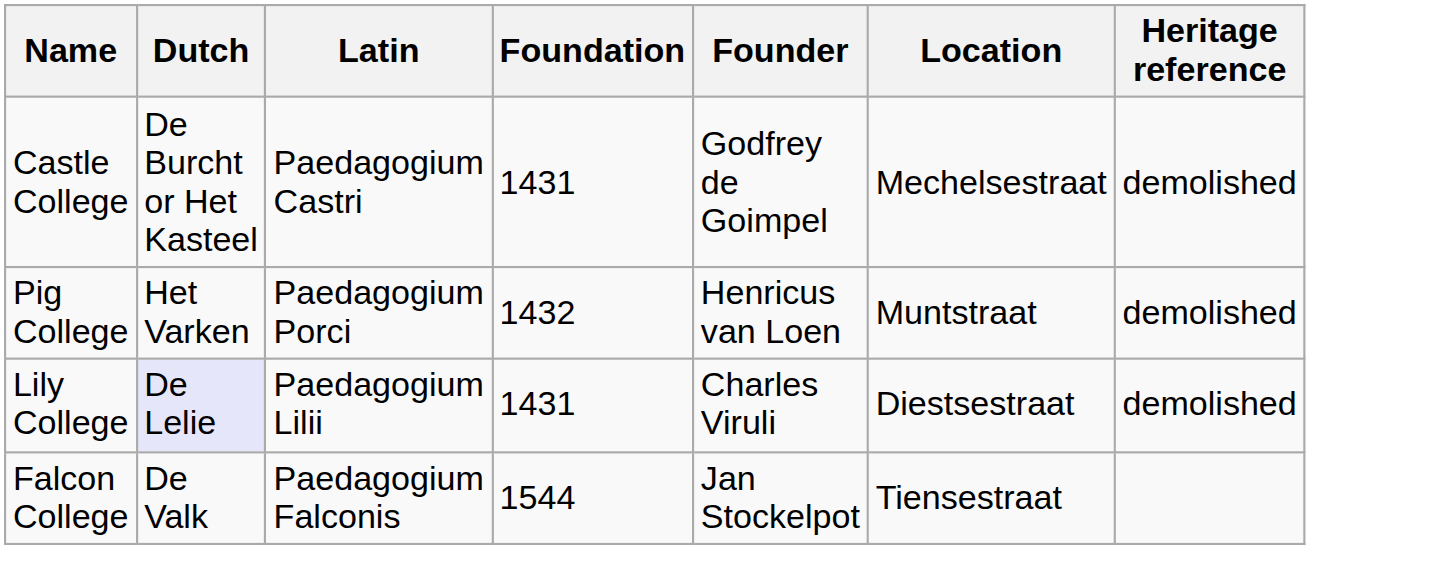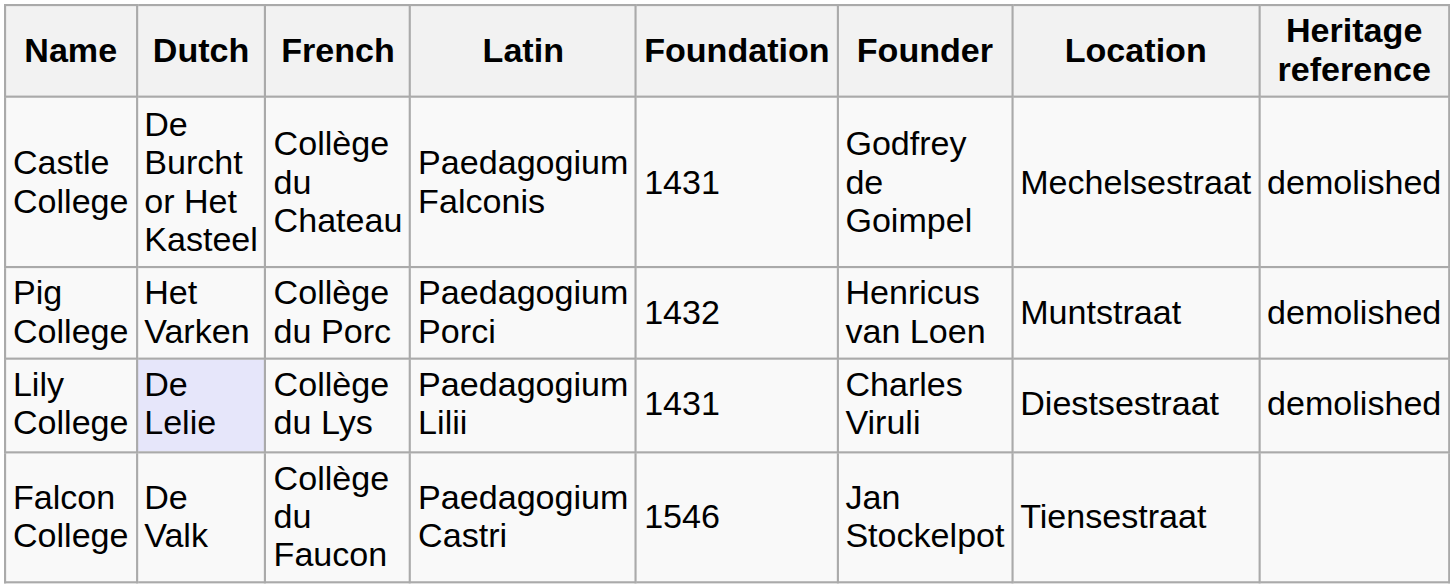+ column: (338, 50)
(379, 181) Paedagogium Castri -> (523, 181) Paedagogium Falconis
(379, 496) Paedagogium Falconis -> (523, 516) Paedagogium Castri
(538, 496) 1544 -> (682, 516) 1546
